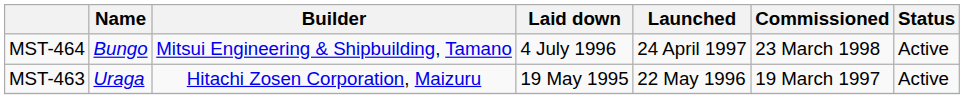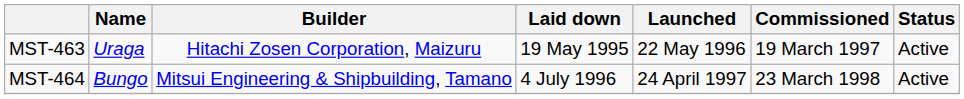rows swapped: (47, 78) <-> (47, 49)
